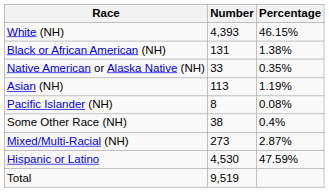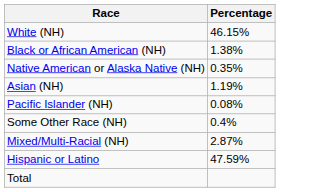- column: (232, 13)
